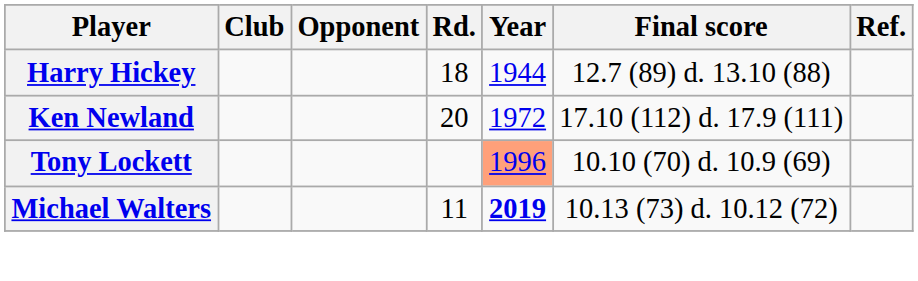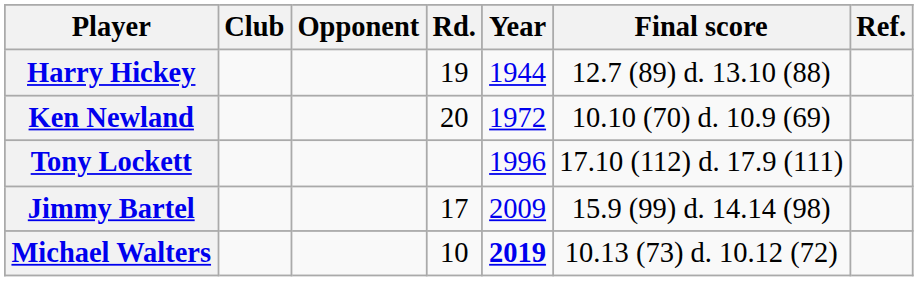(454, 72) 18 -> (454, 72) 19
(701, 117) 17.10 (112) d. 17.9 (111) -> (701, 117) 10.10 (70) d. 10.9 (69)
(518, 162) lightsalmon background -> (518, 162) no background
(701, 162) 10.10 (70) d. 10.9 (69) -> (701, 162) 17.10 (112) d. 17.9 (111)
+ row: (111, 207)
(454, 207) 11 -> (454, 252) 10
